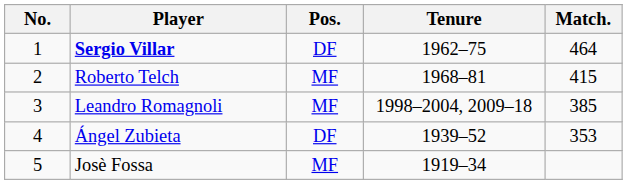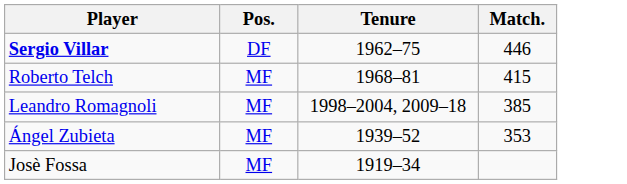- column: (38, 19)
(583, 48) 464 -> (517, 48) 446
(325, 135) DF -> (259, 135) MF
